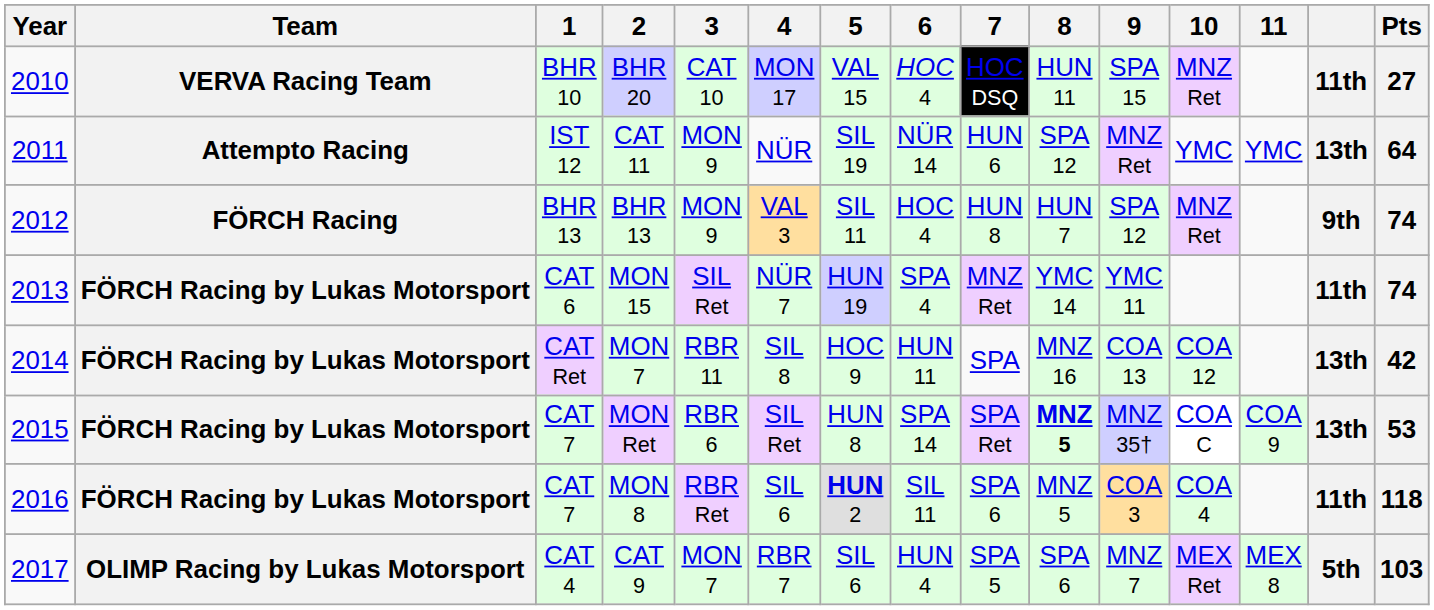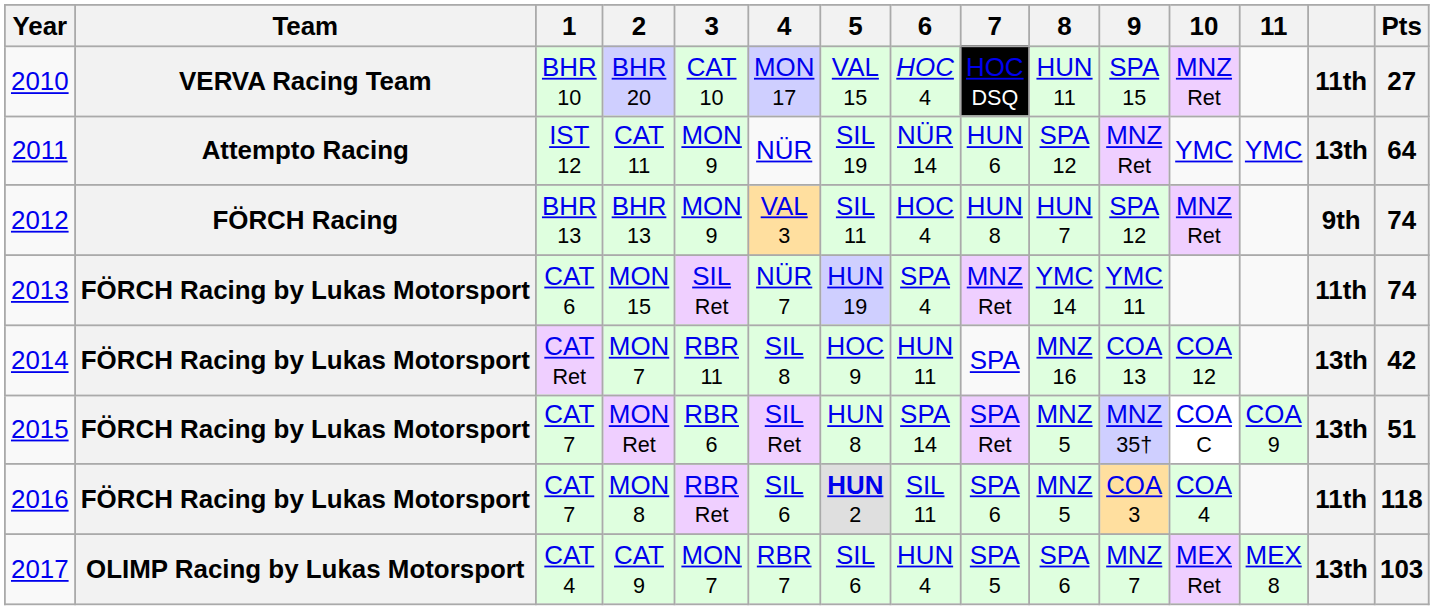(1065, 430) bold -> (1065, 430) normal
(1402, 430) 53 -> (1402, 430) 51
(1341, 569) 5th -> (1341, 569) 13th
